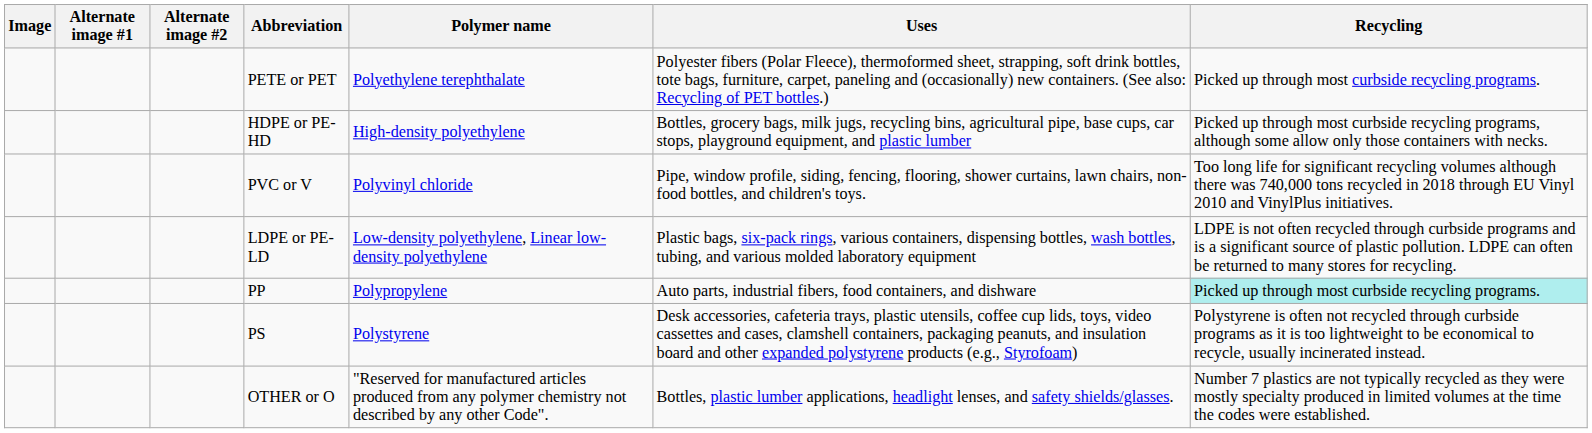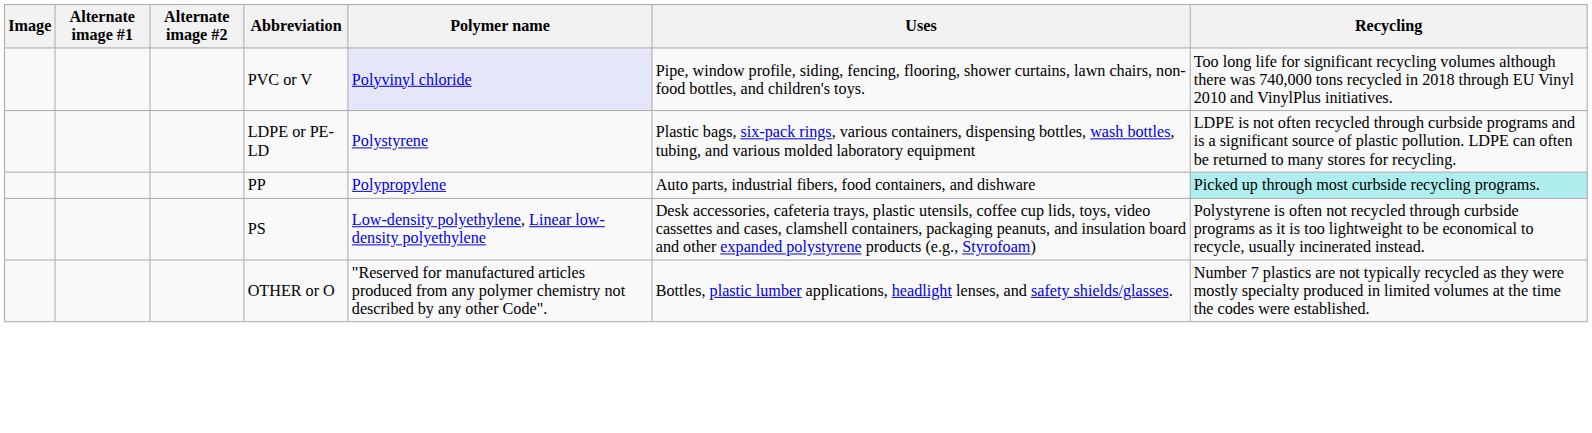- row: (292, 79)
- row: (292, 132)
(413, 185) no background -> (412, 79) lavender background
(479, 247) Low-density polyethylene, Linear low-density polyethylene -> (390, 141) Polystyrene
(391, 334) Polystyrene -> (478, 228) Low-density polyethylene, Linear low-density polyethylene
